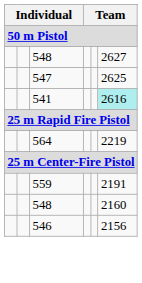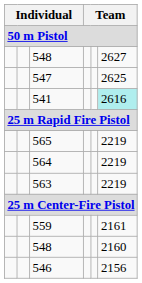+ row: (11, 141)
+ row: (11, 184)
(114, 183) 2191 -> (114, 225) 2161
